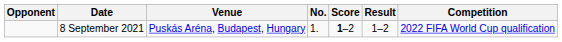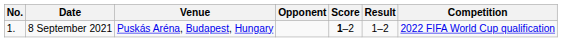columns swapped: (318, 12) <-> (31, 12)
